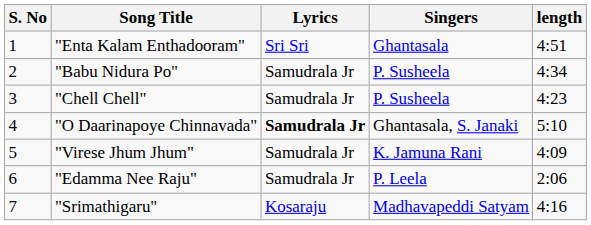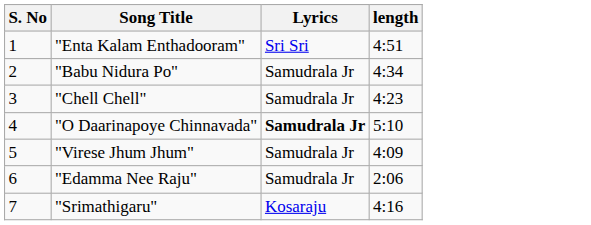- column: (451, 17)
